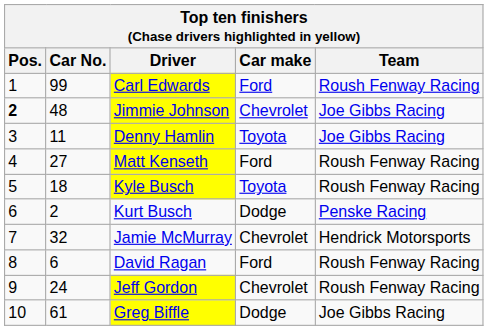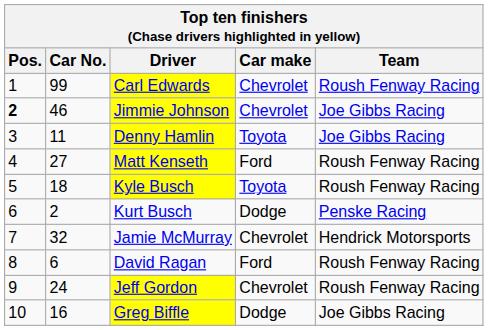(256, 86) Ford -> (274, 86) Chevrolet
(58, 111) 48 -> (58, 111) 46
(58, 313) 61 -> (58, 313) 16
